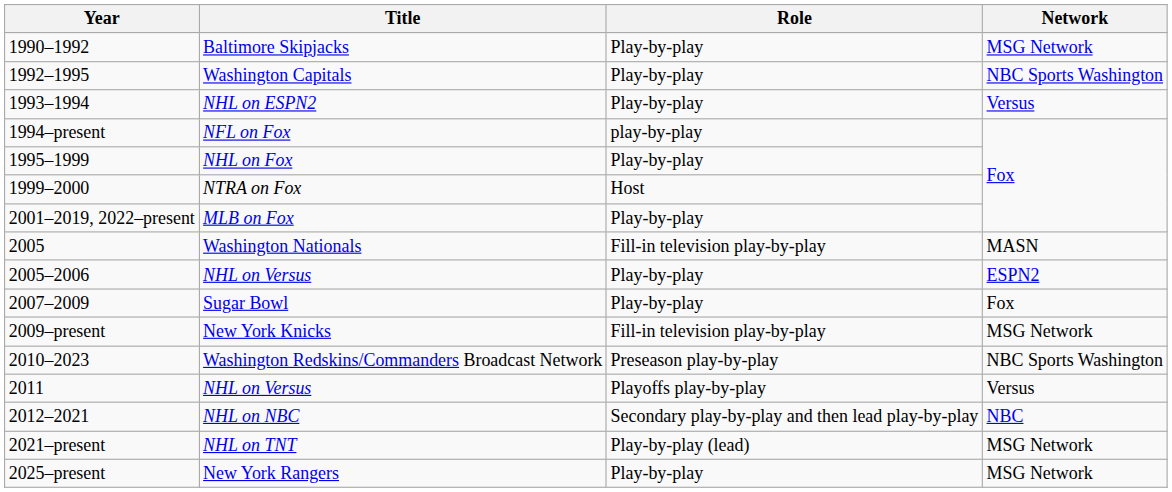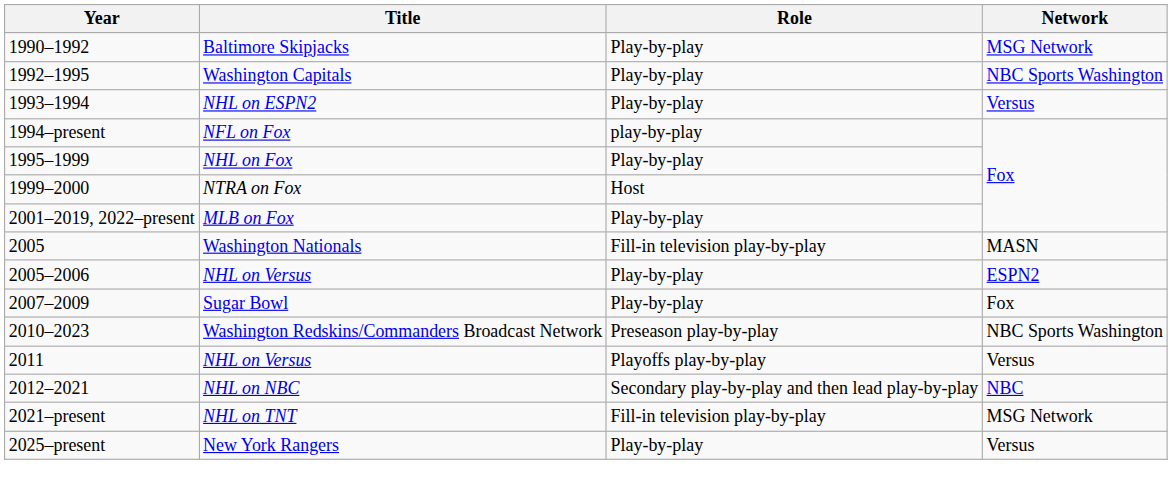- row: (57, 331)
(680, 445) Play-by-play (lead) -> (718, 416) Fill-in television play-by-play
(1040, 473) MSG Network -> (1010, 445) Versus
